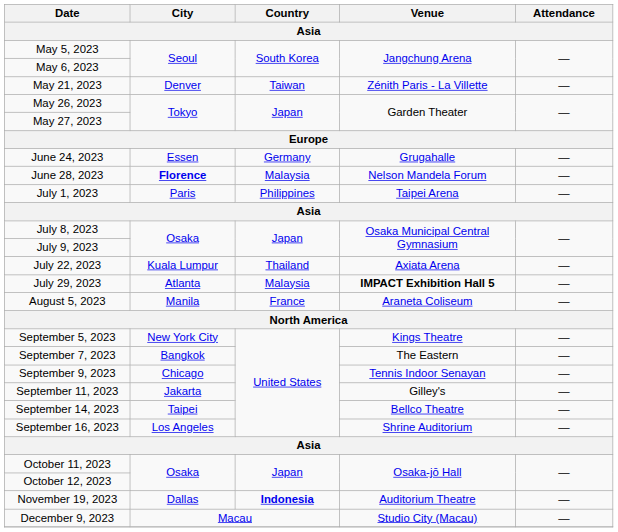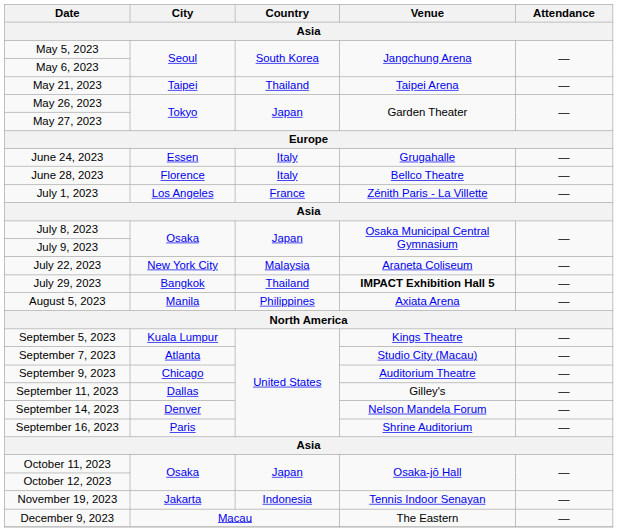(183, 85) Denver -> (183, 85) Taipei
(287, 85) Taiwan -> (287, 85) Thailand
(427, 85) Zénith Paris - La Villette -> (427, 85) Taipei Arena
(287, 157) Germany -> (287, 157) Italy
(183, 175) bold -> (183, 175) normal
(287, 175) Malaysia -> (287, 175) Italy
(427, 175) Nelson Mandela Forum -> (427, 175) Bellco Theatre
(183, 193) Paris -> (183, 193) Los Angeles
(287, 193) Philippines -> (287, 193) France
(427, 193) Taipei Arena -> (427, 193) Zénith Paris - La Villette
(183, 265) Kuala Lumpur -> (183, 265) New York City
(287, 265) Thailand -> (287, 265) Malaysia
(427, 265) Axiata Arena -> (427, 265) Araneta Coliseum
(183, 283) Atlanta -> (183, 283) Bangkok
(287, 283) Malaysia -> (287, 283) Thailand
(287, 301) France -> (287, 301) Philippines
(427, 301) Araneta Coliseum -> (427, 301) Axiata Arena
(183, 337) New York City -> (183, 337) Kuala Lumpur
(183, 355) Bangkok -> (183, 355) Atlanta
(427, 355) The Eastern -> (427, 355) Studio City (Macau)
(427, 373) Tennis Indoor Senayan -> (427, 373) Auditorium Theatre
(183, 391) Jakarta -> (183, 391) Dallas
(183, 409) Taipei -> (183, 409) Denver
(427, 409) Bellco Theatre -> (427, 409) Nelson Mandela Forum
(183, 427) Los Angeles -> (183, 427) Paris
(183, 499) Dallas -> (183, 499) Jakarta
(287, 499) bold -> (287, 499) normal
(427, 499) Auditorium Theatre -> (427, 499) Tennis Indoor Senayan
(427, 517) Studio City (Macau) -> (427, 517) The Eastern
